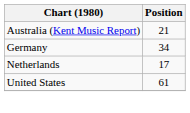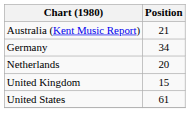(164, 64) 17 -> (164, 64) 20
+ row: (44, 82)
